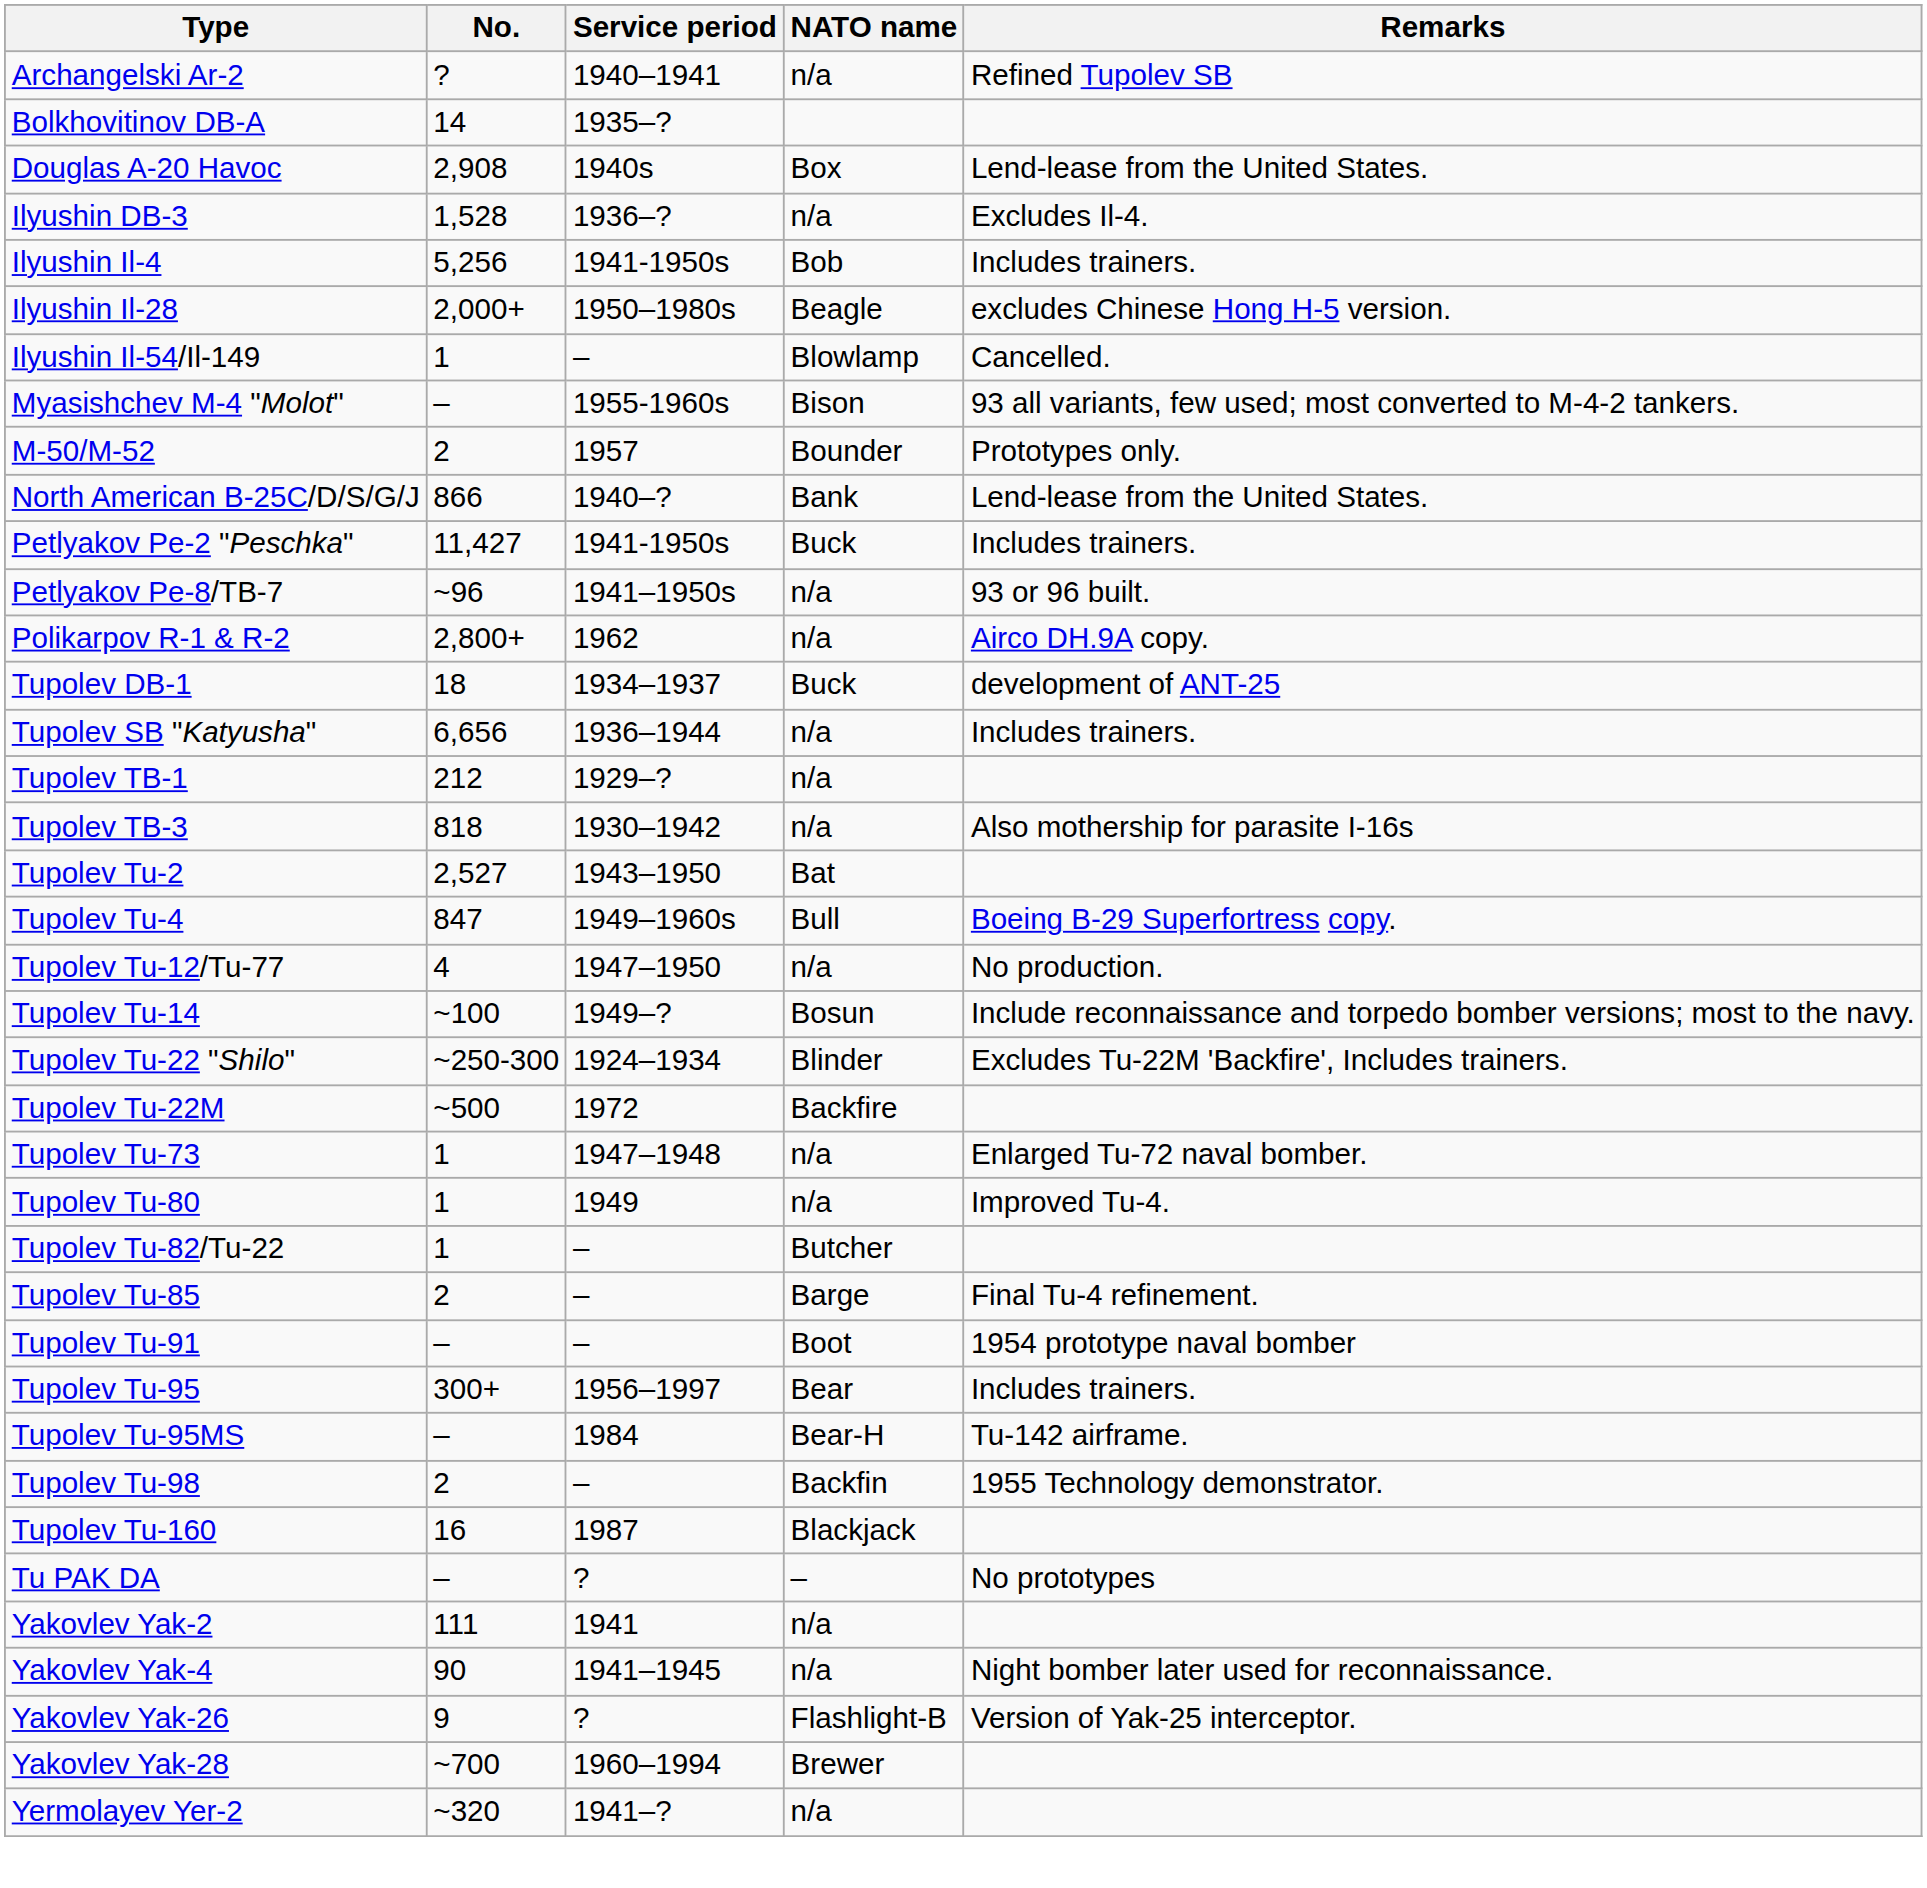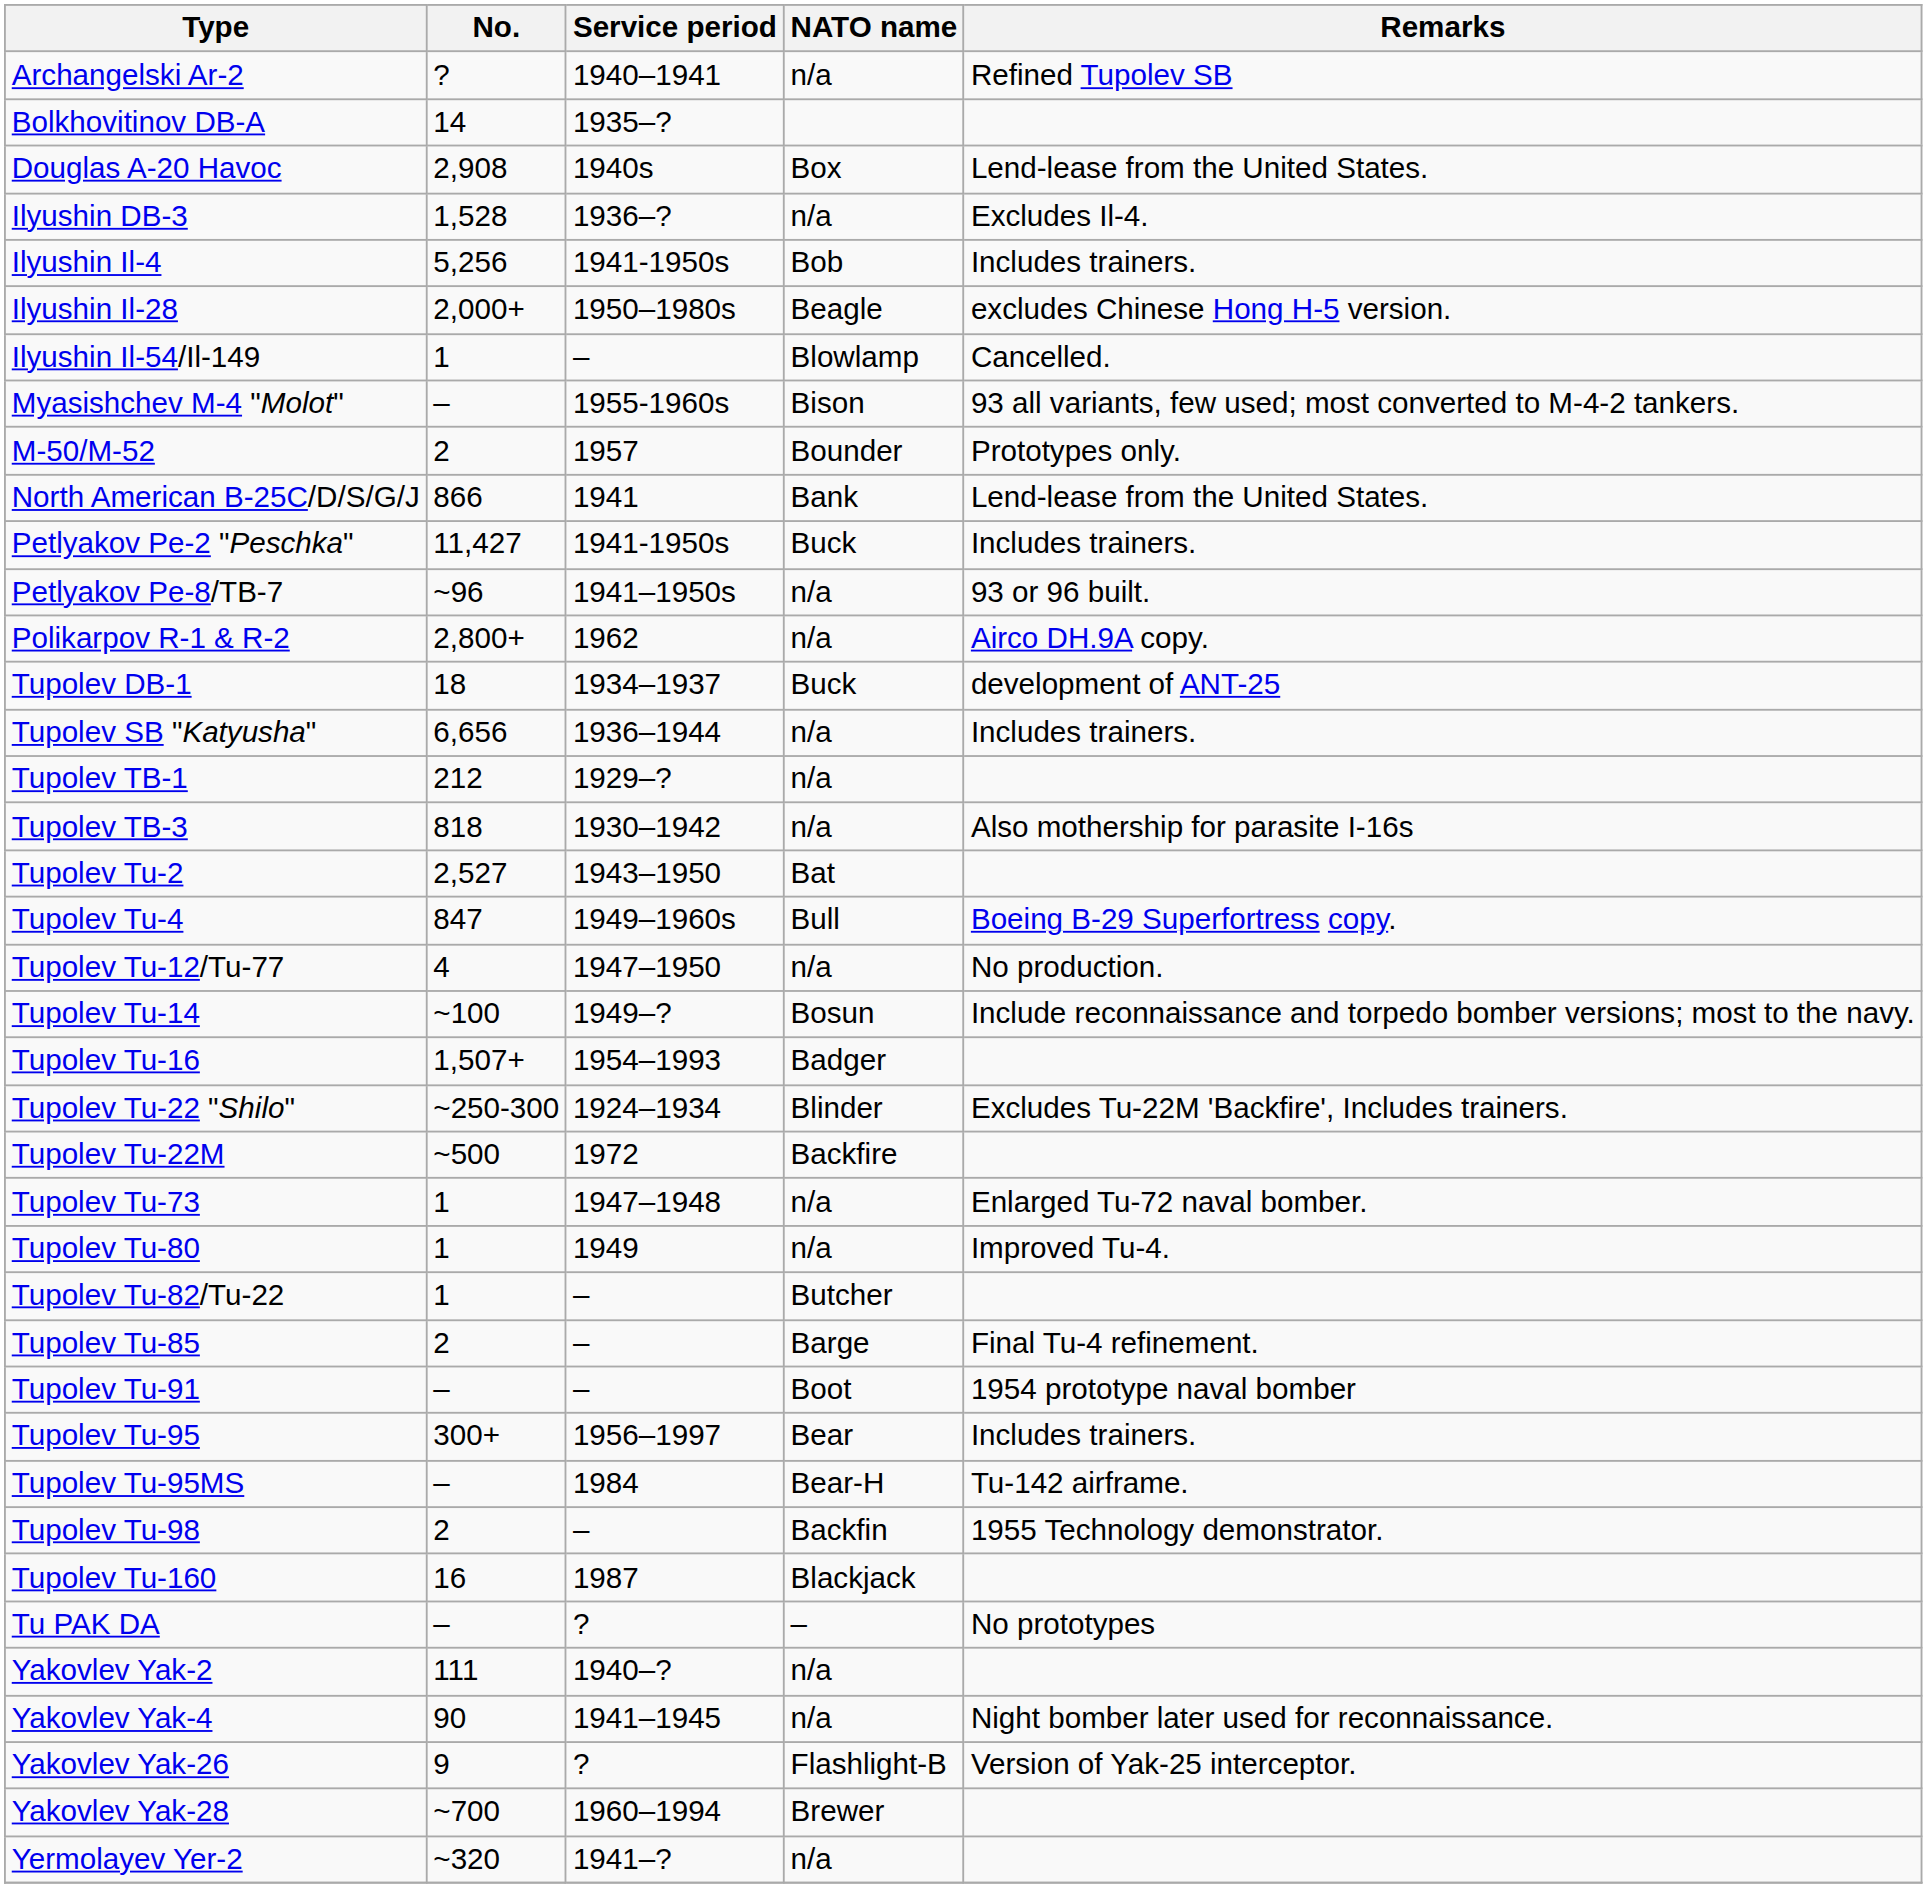(622, 497) 1940–? -> (606, 497) 1941
+ row: (106, 1060)
(606, 1624) 1941 -> (622, 1671) 1940–?
